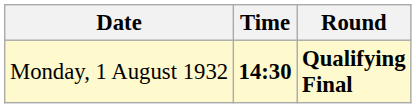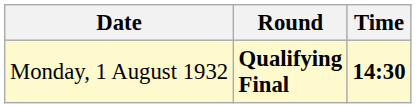columns swapped: (265, 22) <-> (354, 22)
